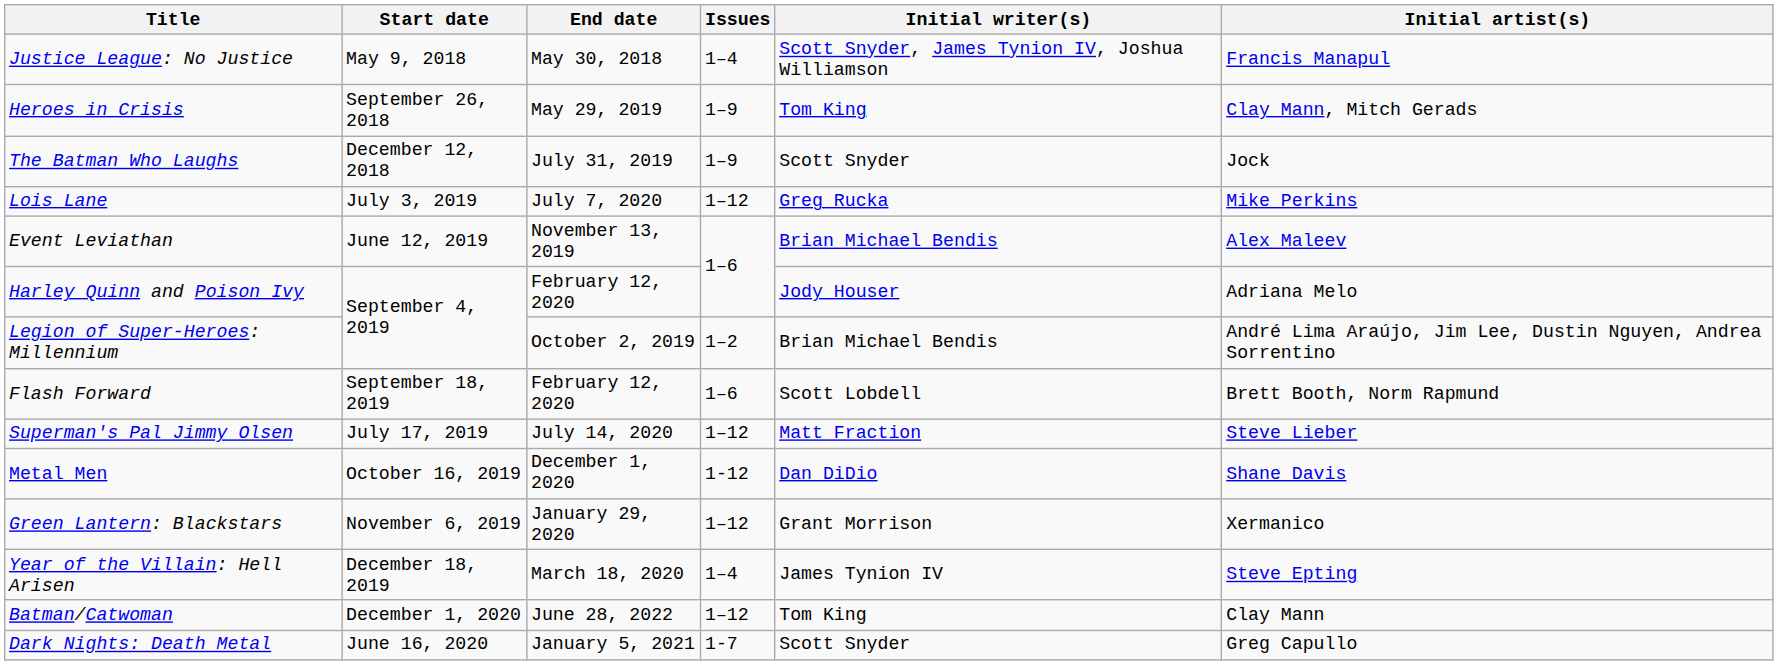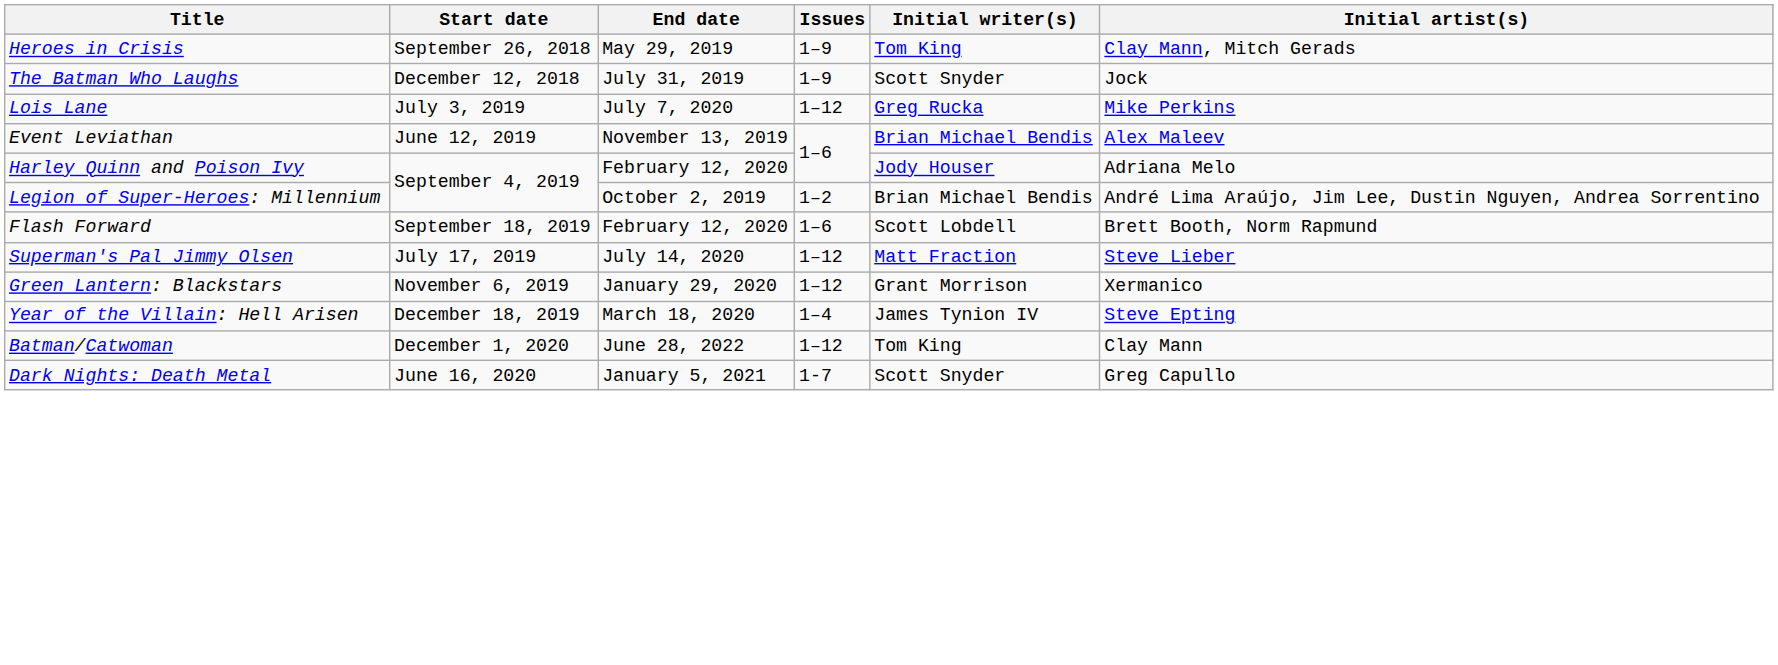- row: (151, 60)
- row: (58, 474)
